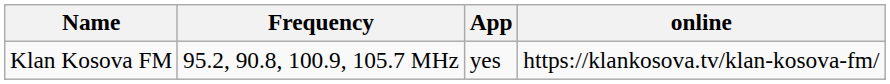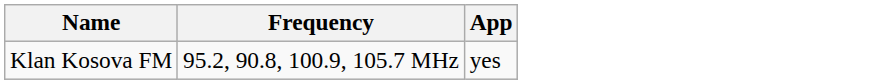- column: (701, 23)
